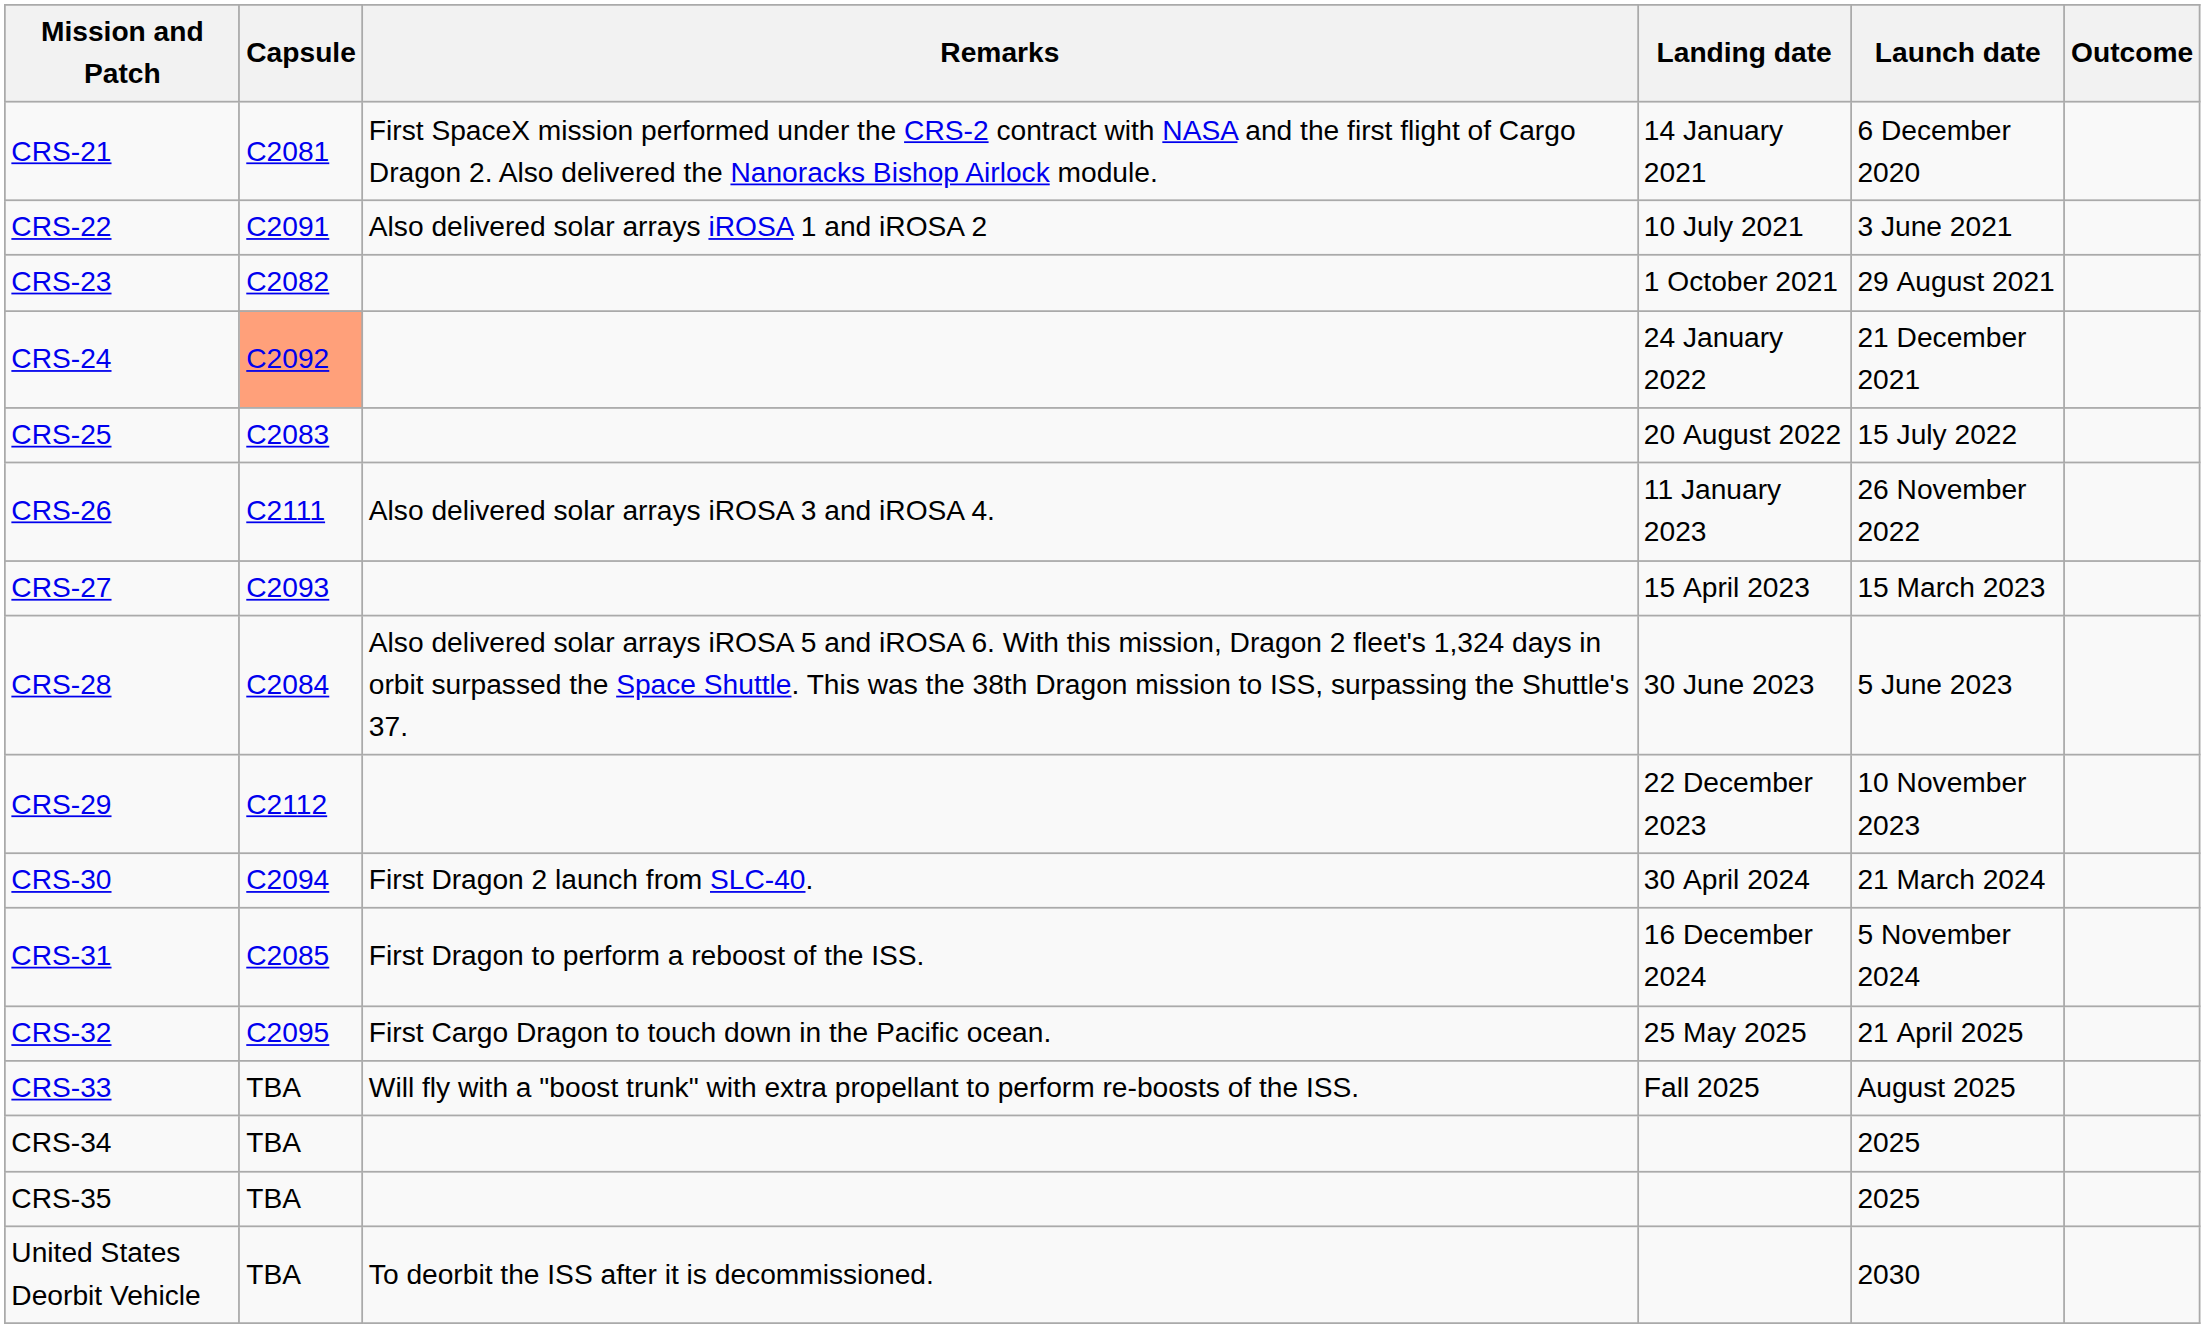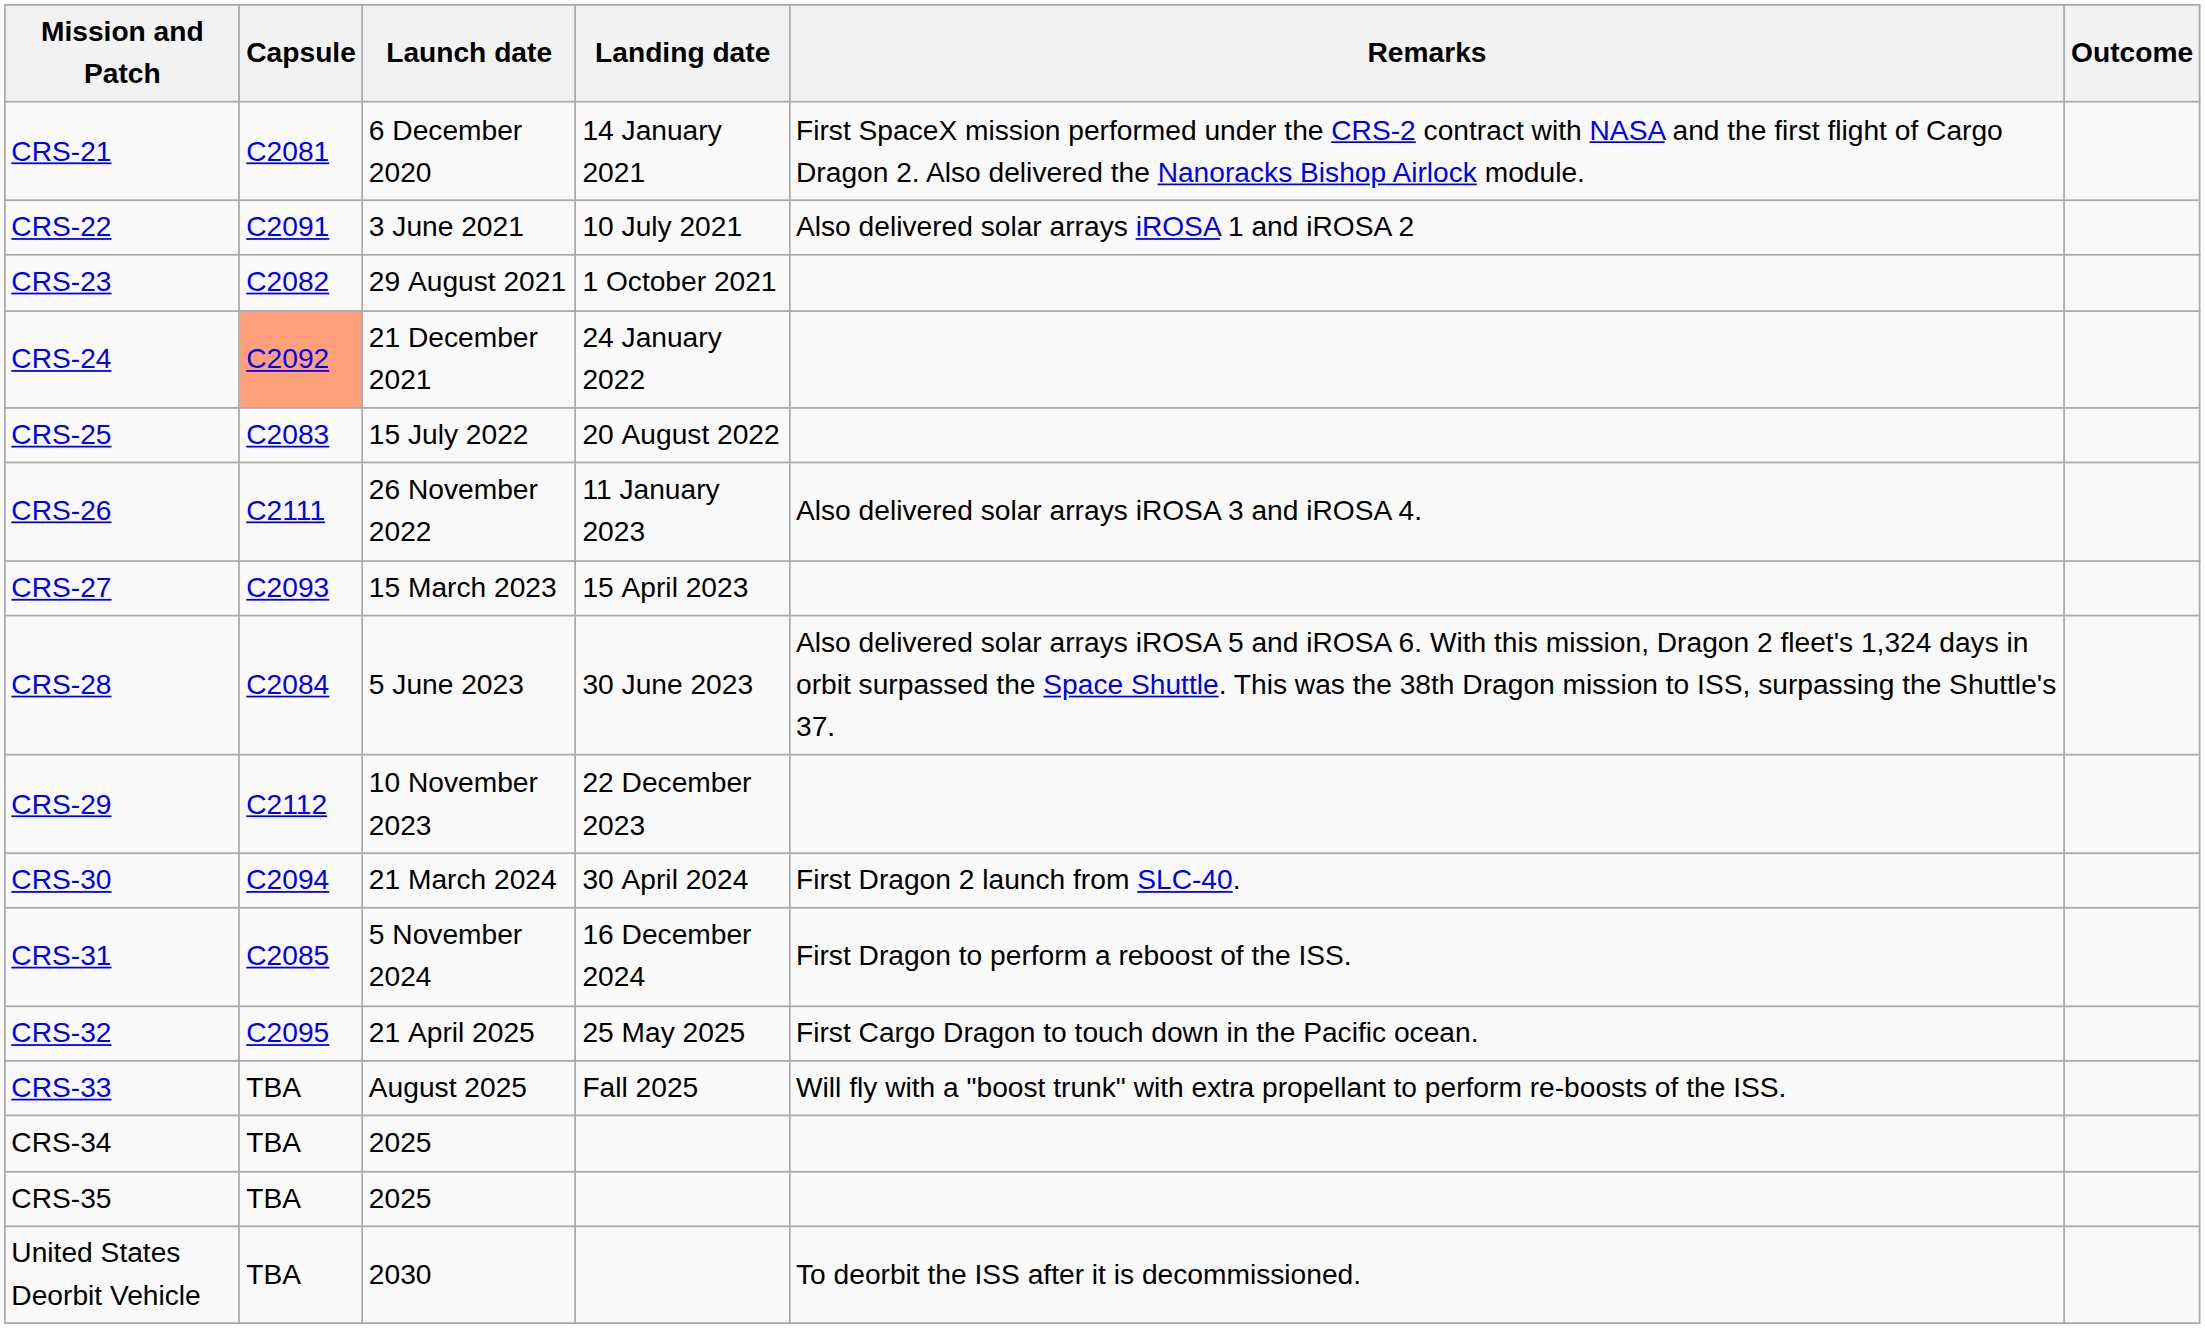columns swapped: (1958, 53) <-> (1000, 53)
